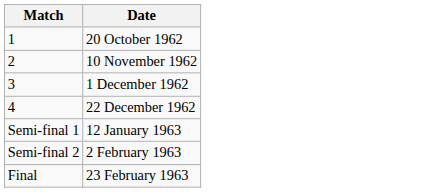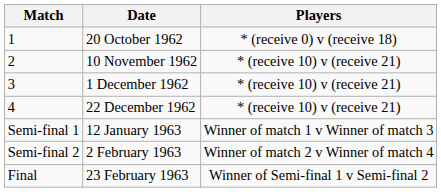+ column: (319, 15)
